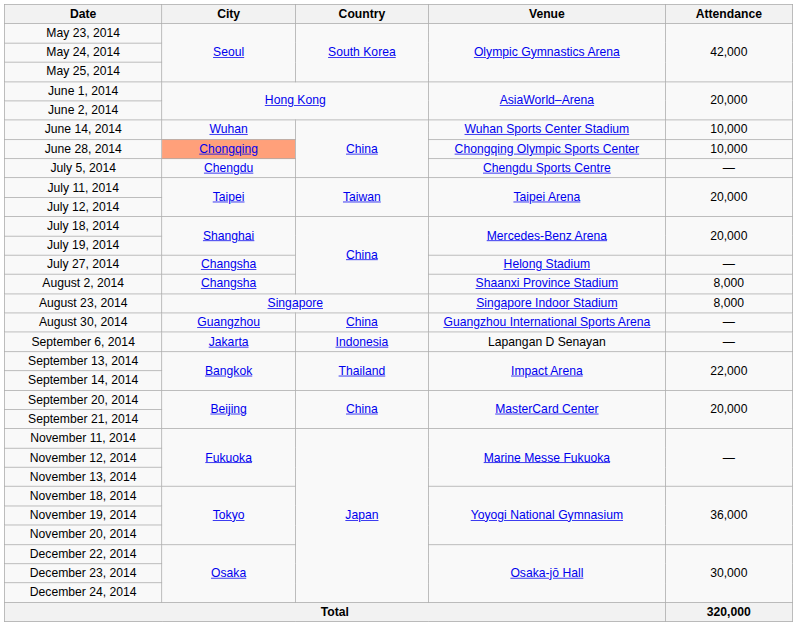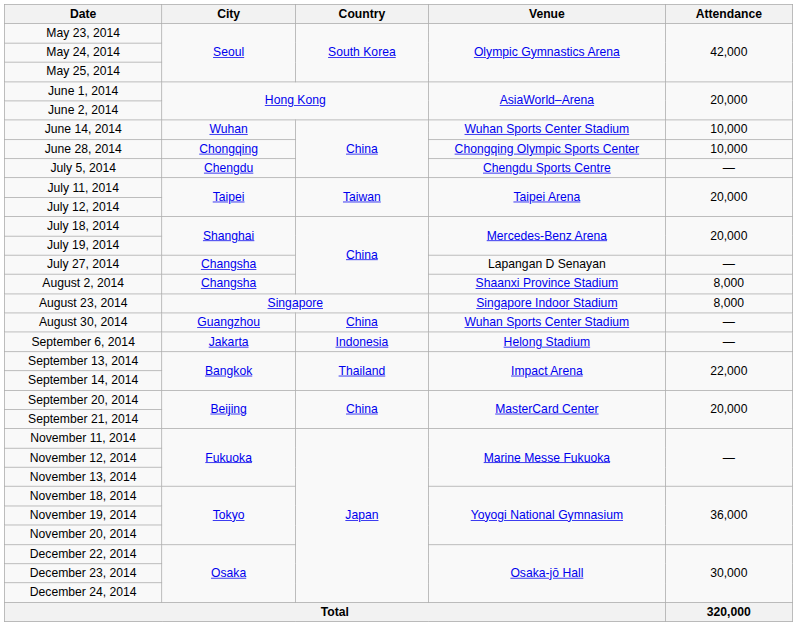(229, 149) lightsalmon background -> (229, 149) no background
(547, 264) Helong Stadium -> (547, 264) Lapangan D Senayan
(547, 322) Guangzhou International Sports Arena -> (547, 322) Wuhan Sports Center Stadium
(547, 341) Lapangan D Senayan -> (547, 341) Helong Stadium
